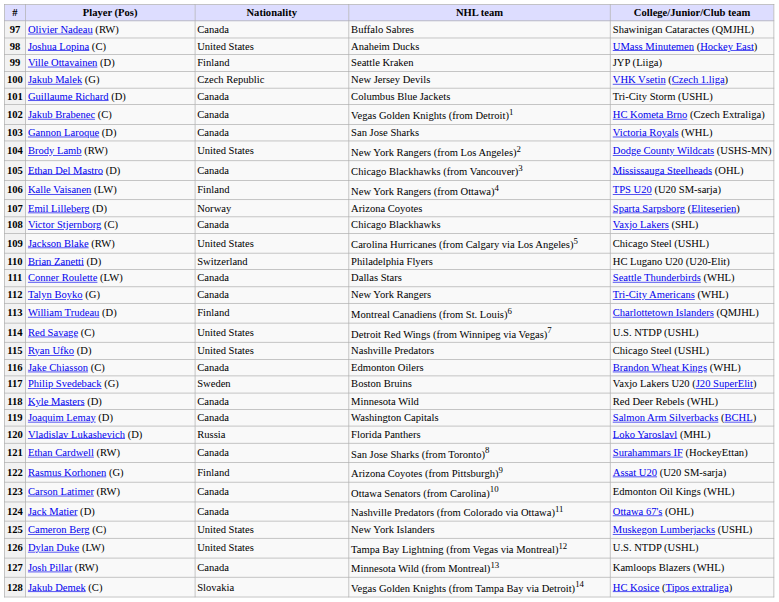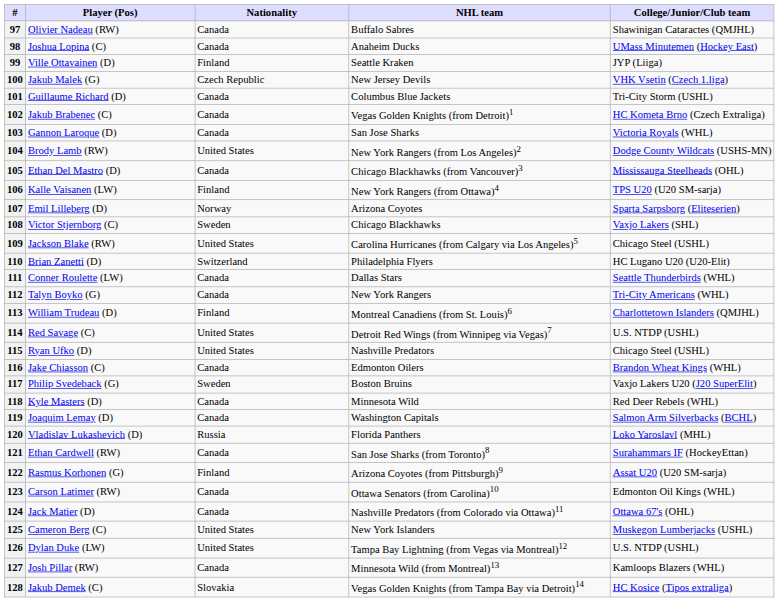(226, 46) United States -> (213, 46) Canada
(213, 225) Canada -> (214, 225) Sweden
